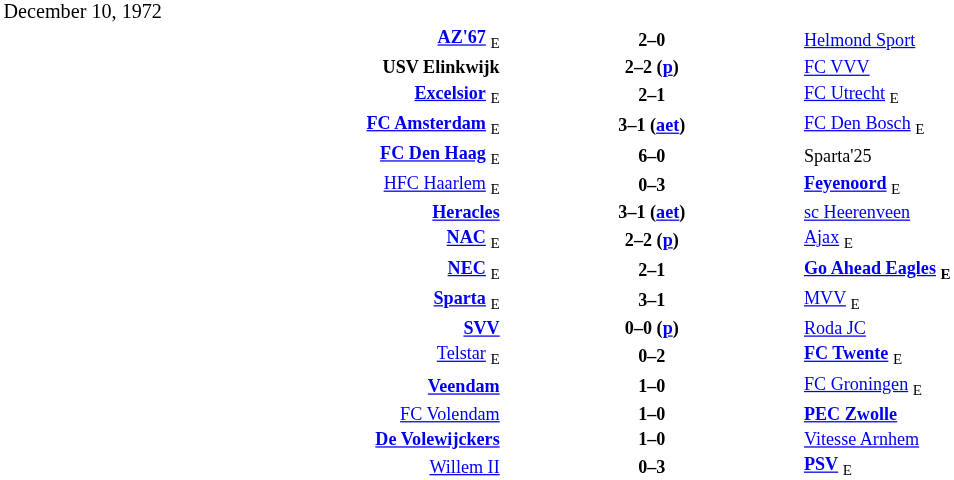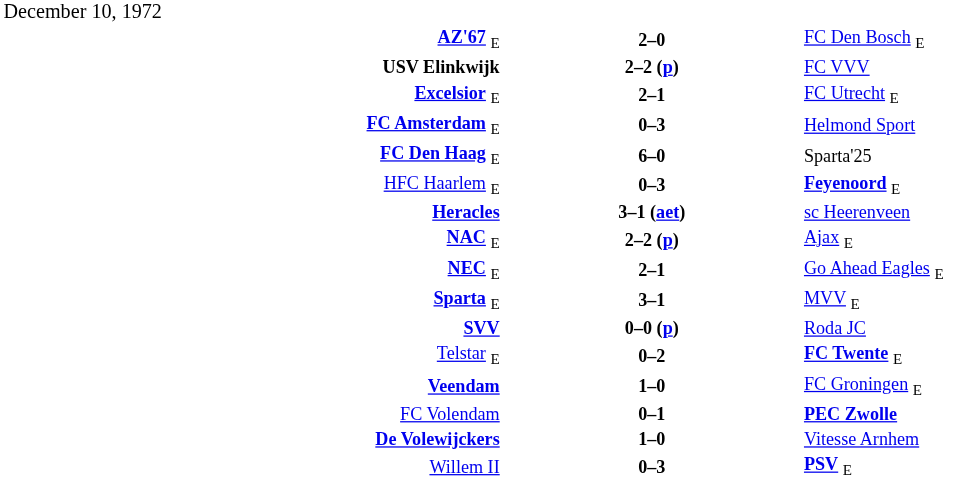(860, 39) Helmond Sport -> (864, 39) FC Den Bosch E
(652, 125) 3–1 (aet) -> (652, 125) 0–3
(864, 125) FC Den Bosch E -> (860, 125) Helmond Sport
(877, 270) bold -> (874, 270) normal
(652, 413) 1–0 -> (652, 413) 0–1
